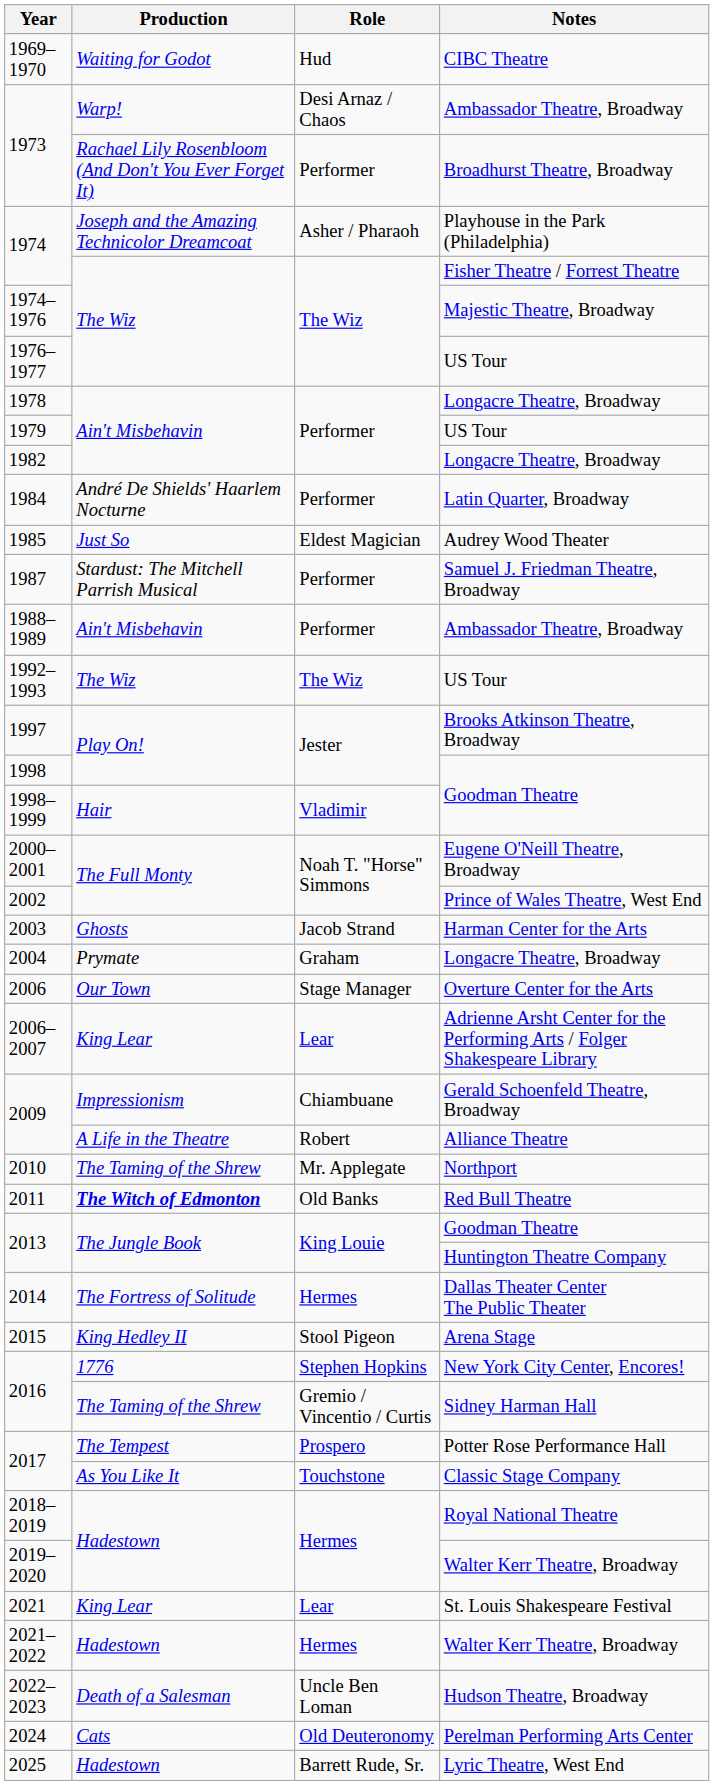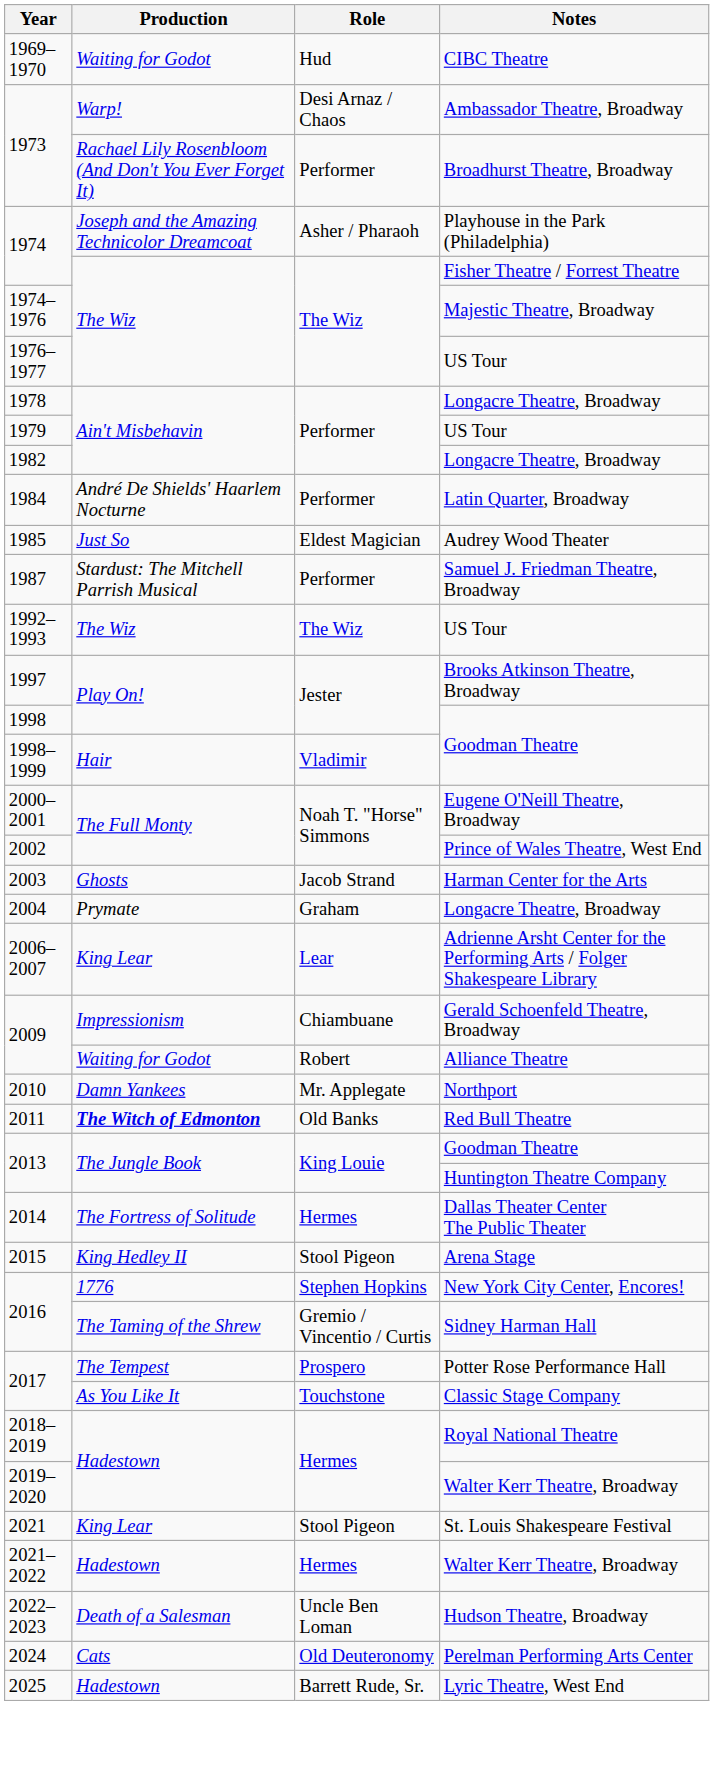- row: (32, 629)
- row: (27, 988)
(153, 1139) A Life in the Theatre -> (144, 1059) Waiting for Godot
(168, 1168) The Taming of the Shrew -> (131, 1089) Damn Yankees
(316, 1605) Lear -> (347, 1525) Stool Pigeon
